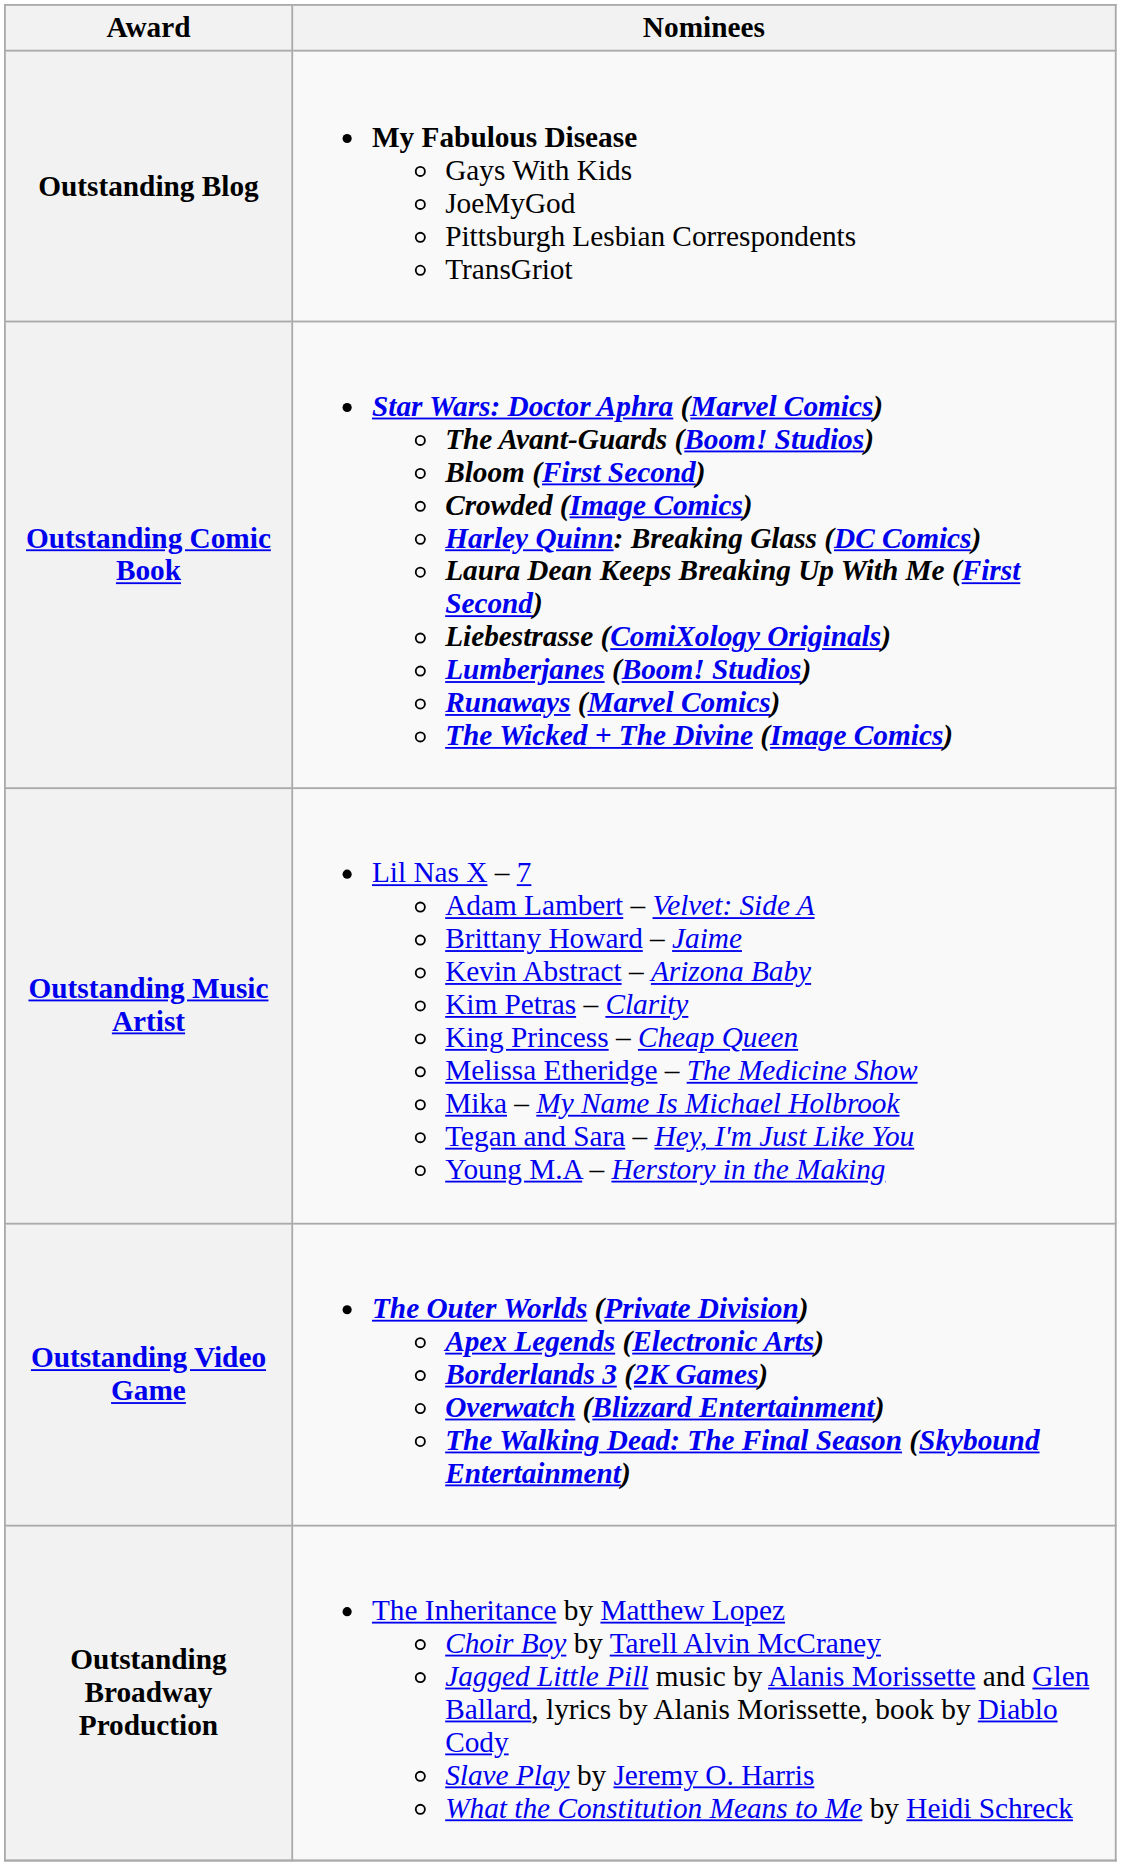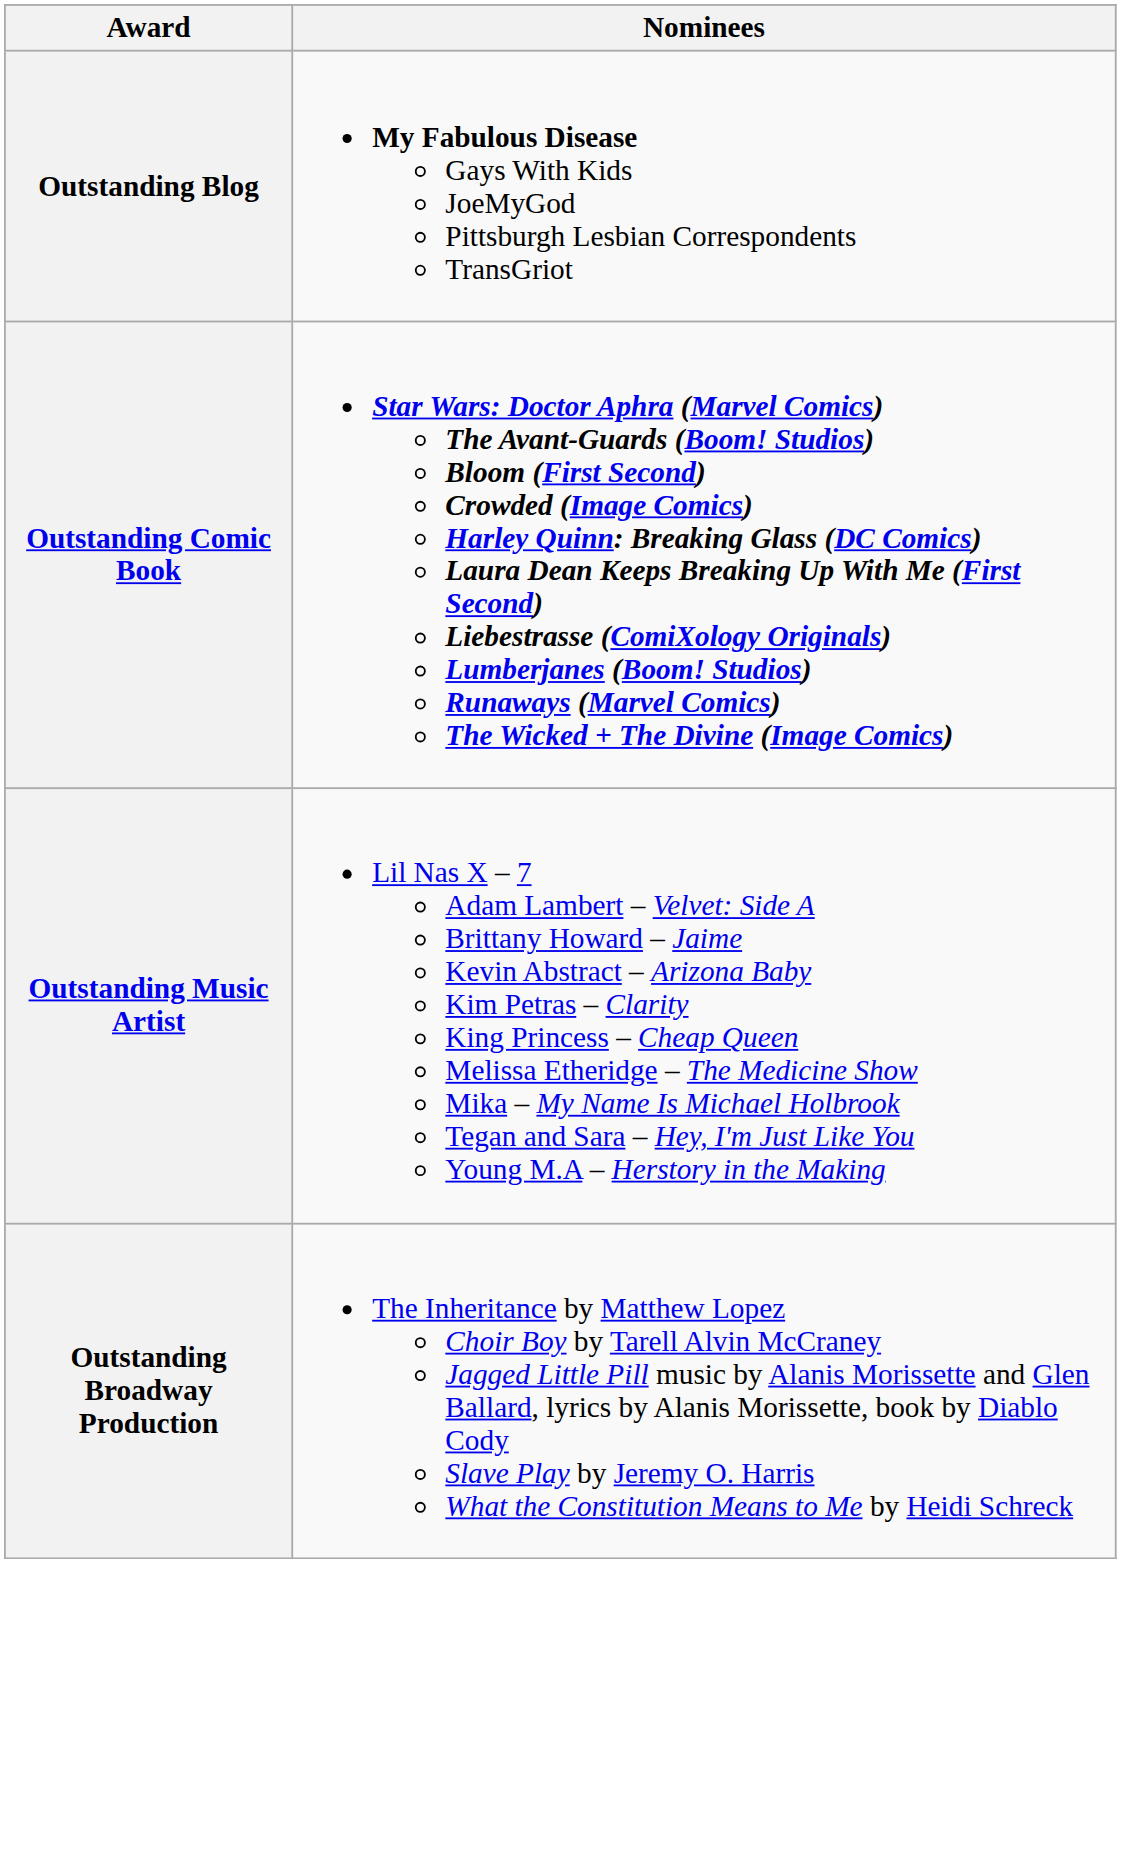- row: (148, 1373)
